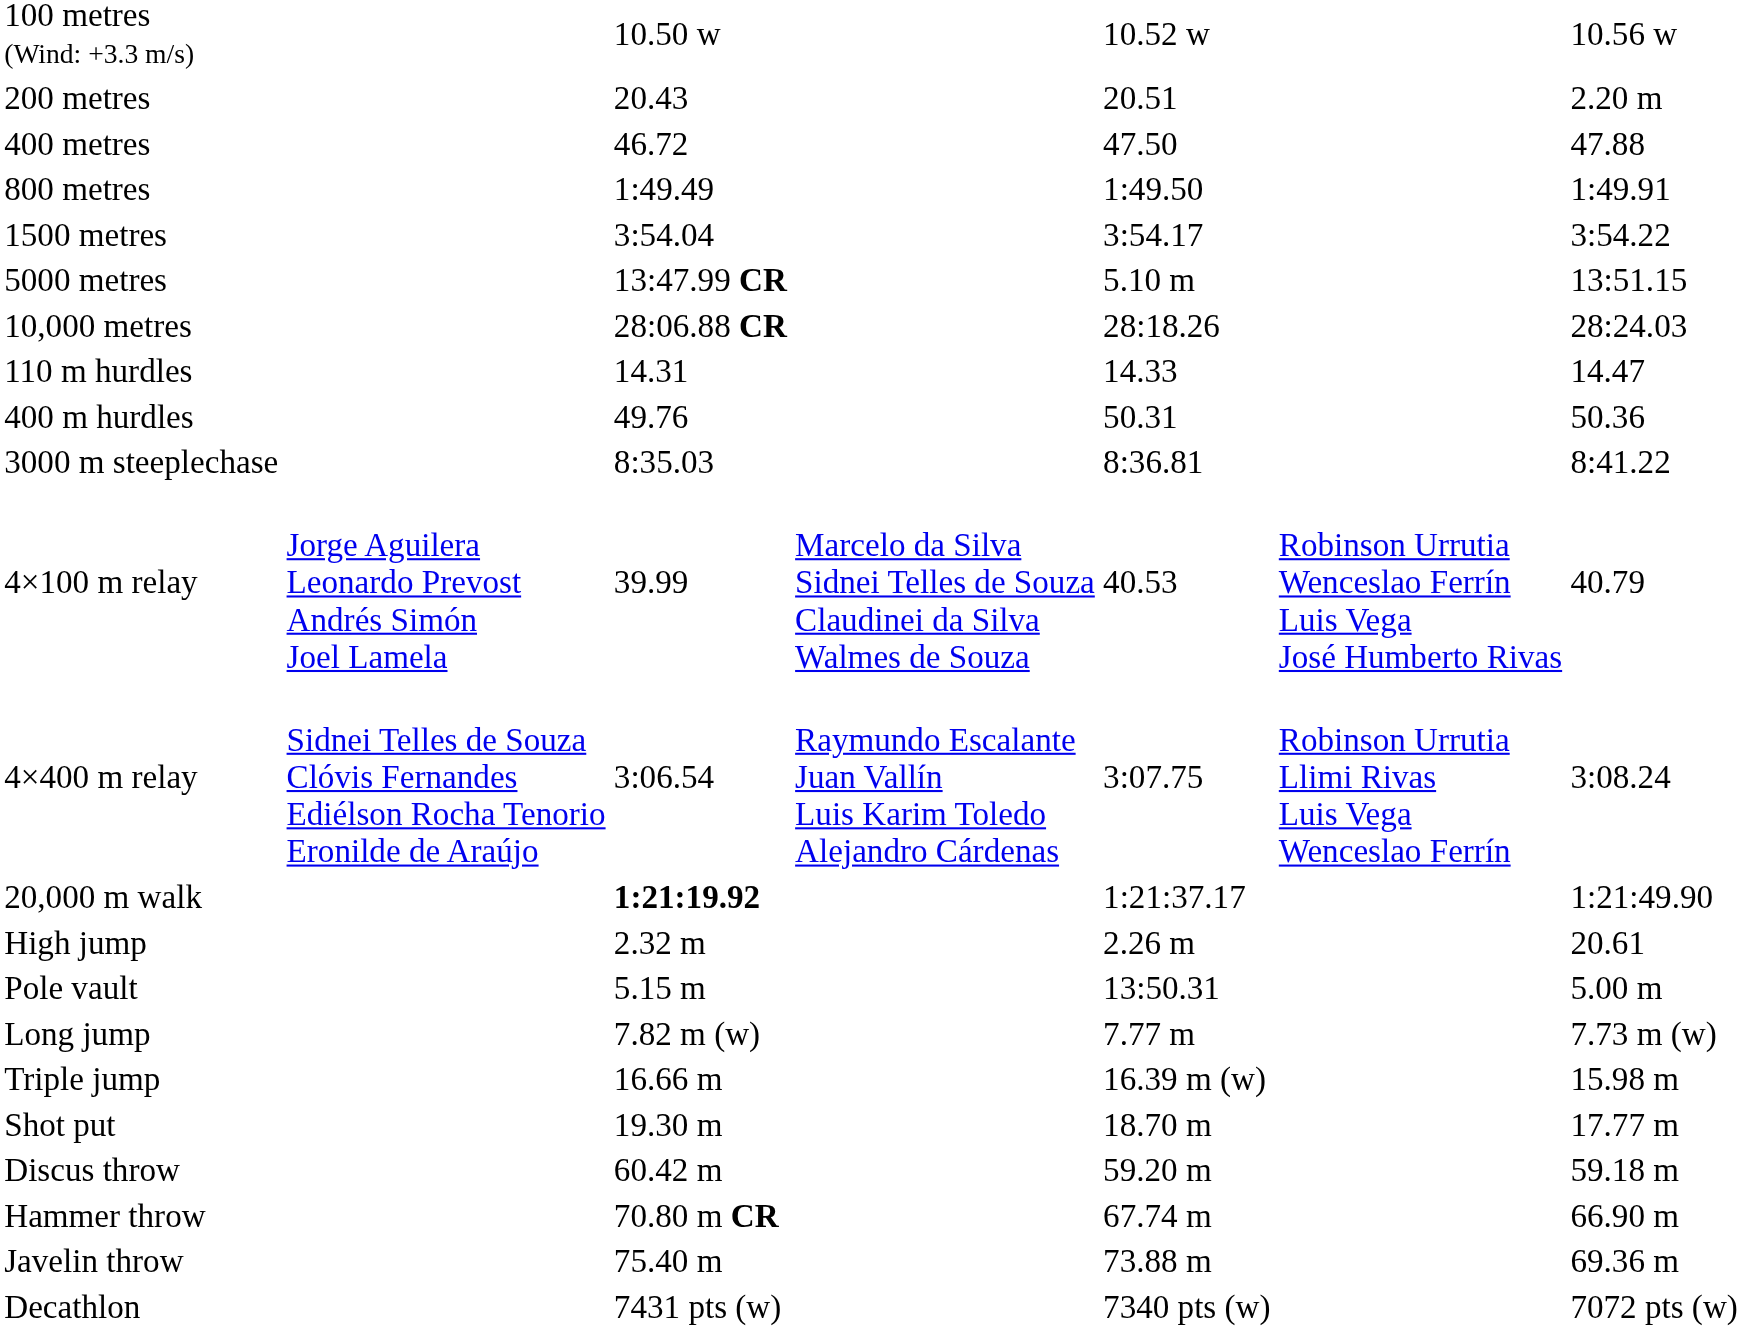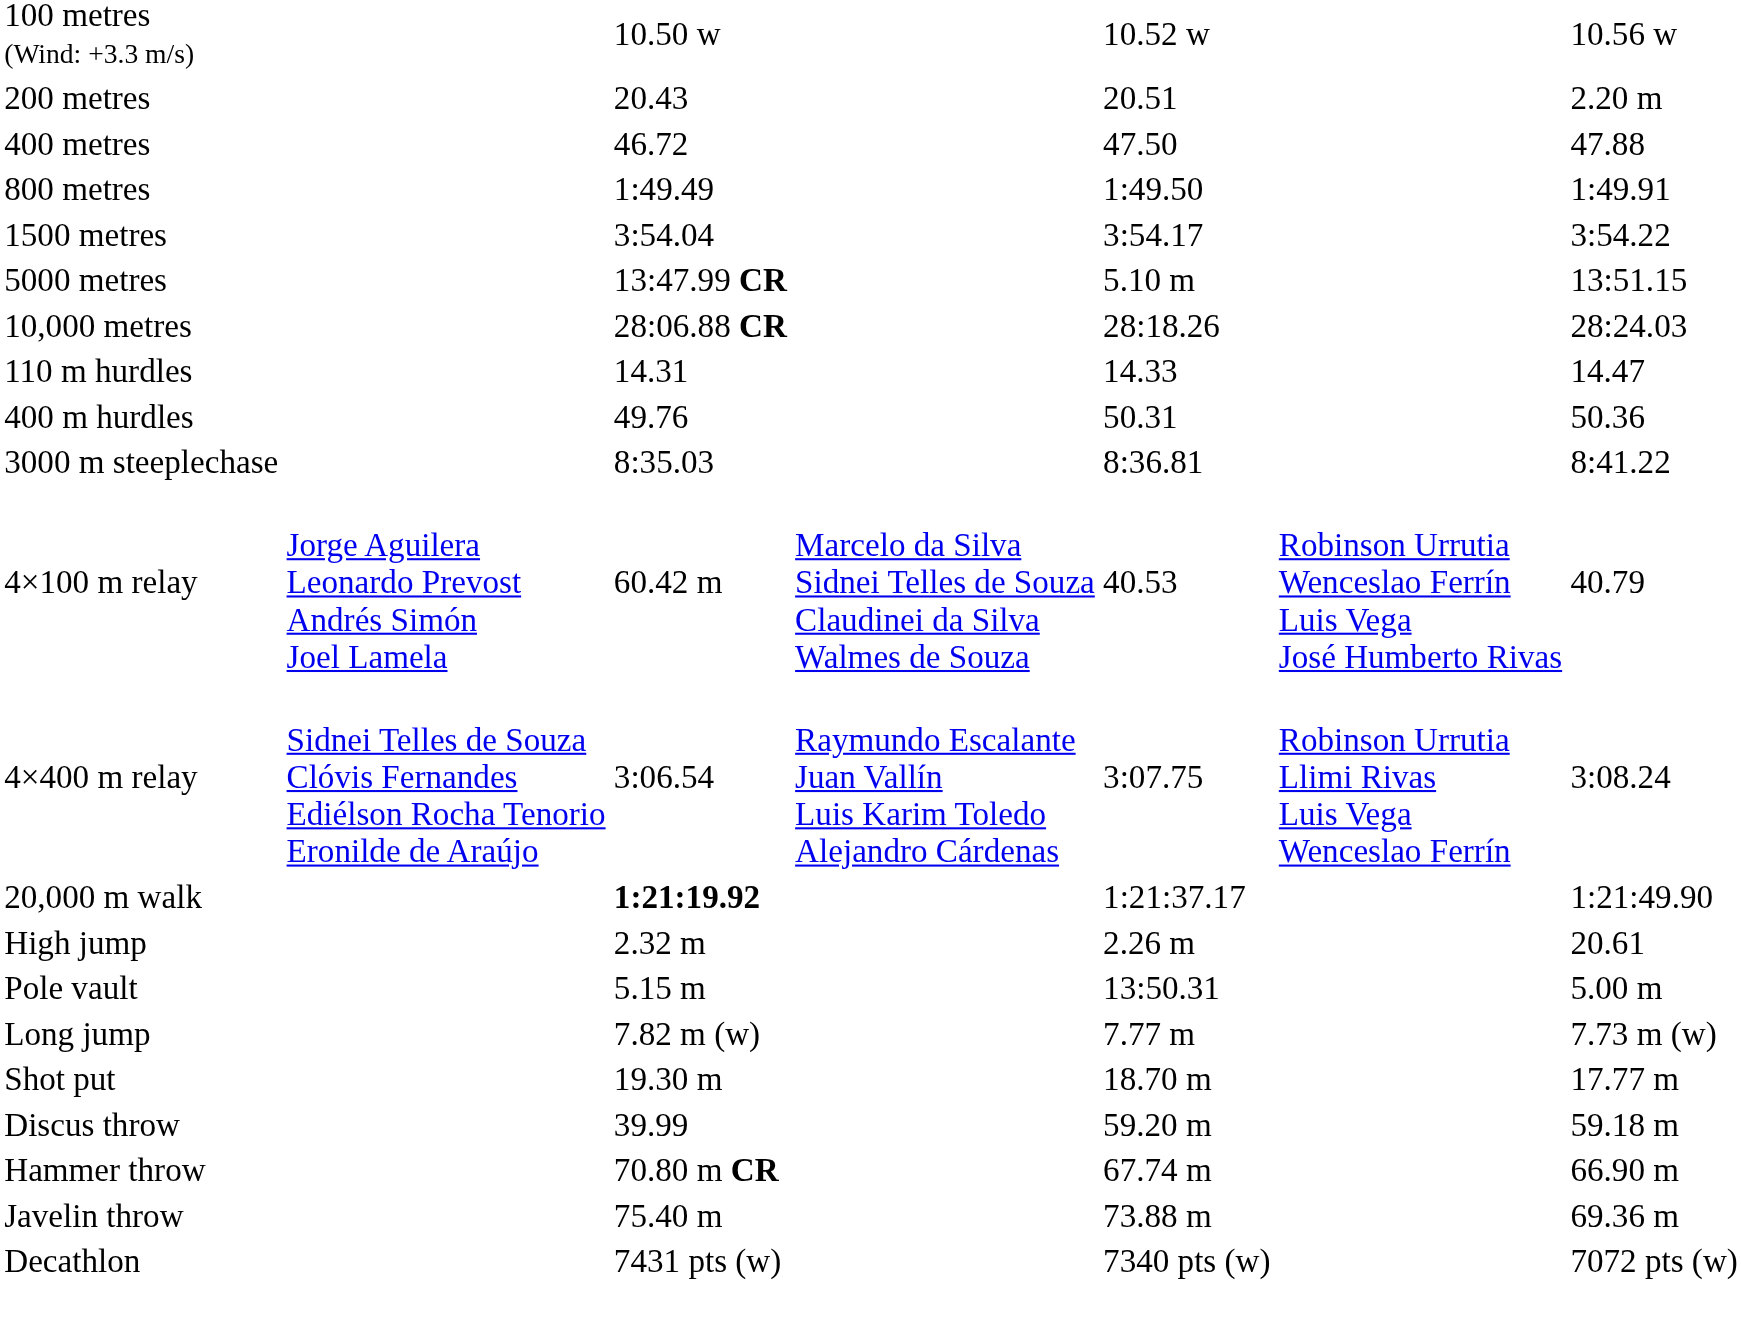(651, 582) 39.99 -> (668, 582) 60.42 m
- row: (82, 1079)
(668, 1170) 60.42 m -> (651, 1124) 39.99
